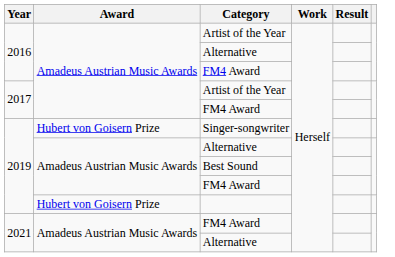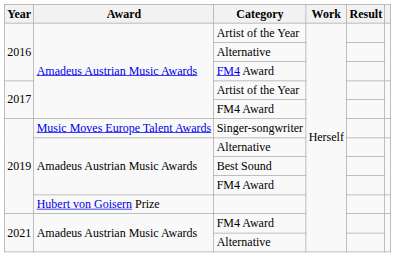(98, 128) Hubert von Goisern Prize -> (124, 128) Music Moves Europe Talent Awards
